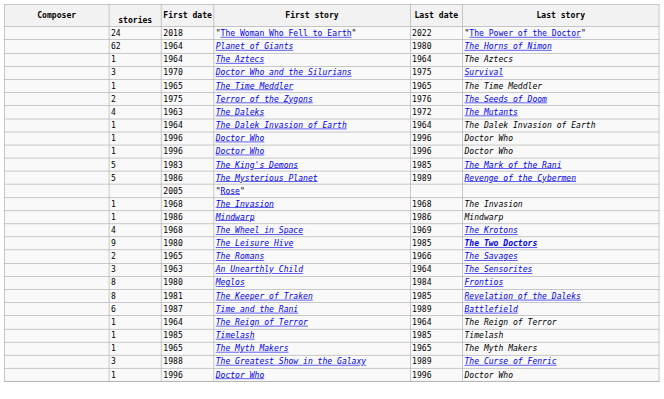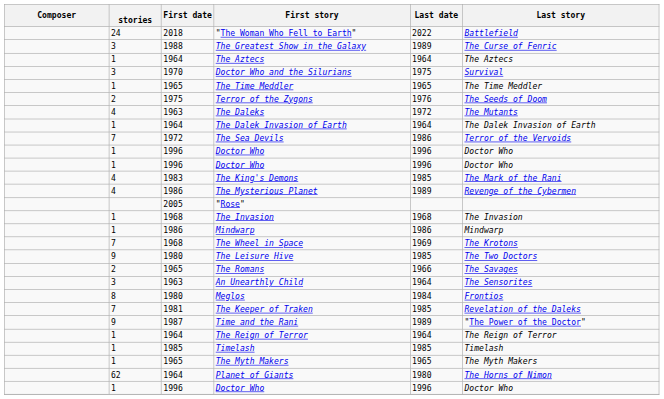(525, 33) "The Power of the Doctor" -> (491, 33) Battlefield
rows swapped: (173, 362) <-> (173, 46)
+ row: (173, 138)
(113, 165) 5 -> (113, 178) 4
(113, 178) 5 -> (113, 191) 4
(113, 230) 4 -> (113, 243) 7
(501, 243) bold -> (501, 257) normal
(113, 296) 8 -> (113, 309) 7
(113, 309) 6 -> (113, 322) 9
(491, 309) Battlefield -> (525, 322) "The Power of the Doctor"
